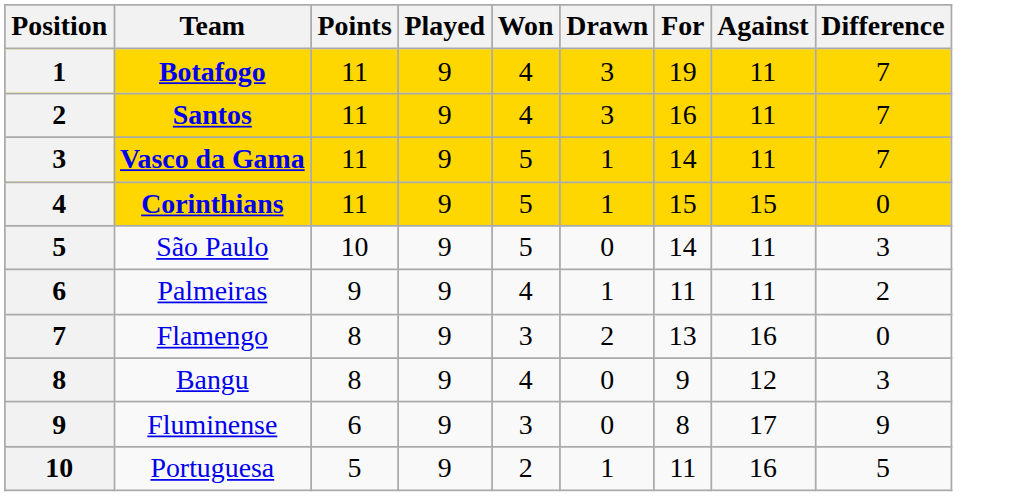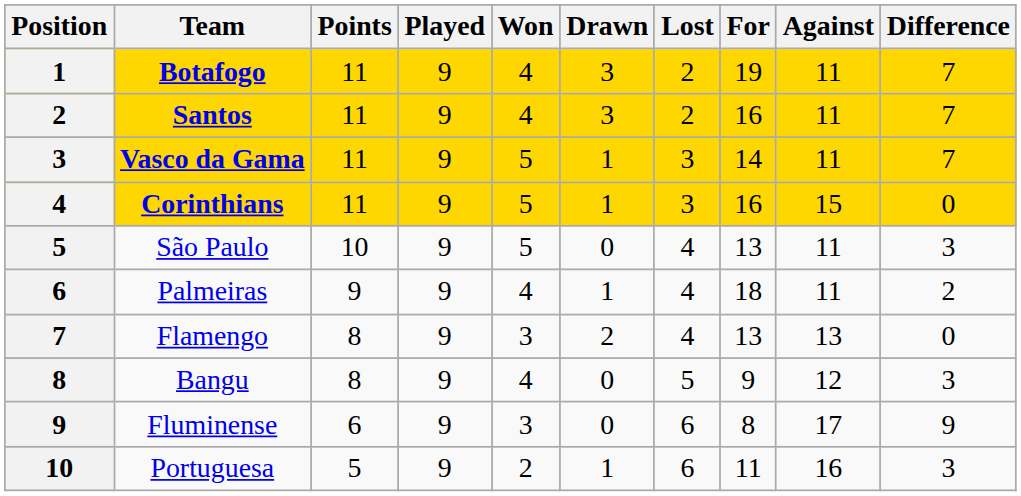+ column: (687, 26)
(683, 203) 15 -> (748, 203) 16
(683, 247) 14 -> (748, 247) 13
(683, 291) 11 -> (748, 291) 18
(763, 335) 16 -> (828, 335) 13
(883, 468) 5 -> (948, 468) 3
